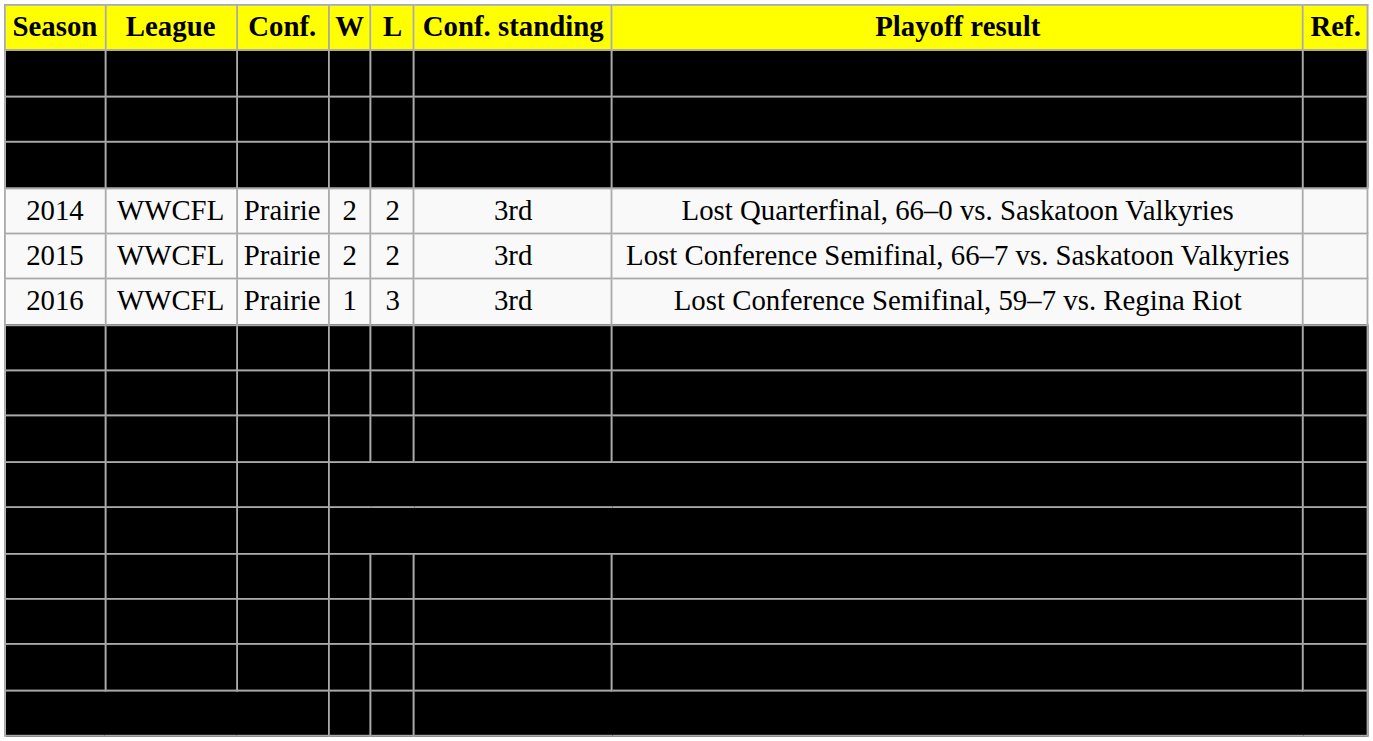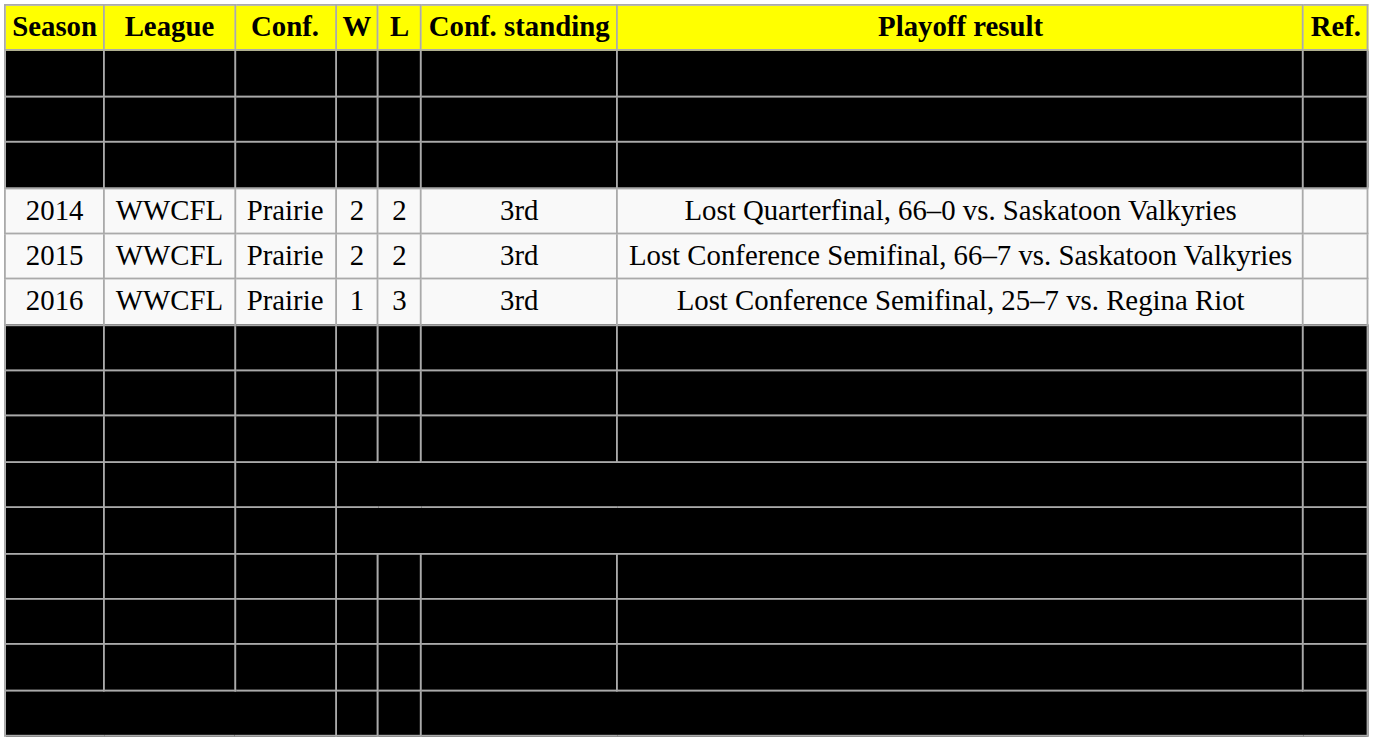(282, 73) normal -> (285, 73) bold
(958, 118) Lost Conference Semifinal, 25–7 vs. Regina Riot -> (961, 118) Lost Conference Semifinal, 59–7 vs. Regina Riot
(958, 164) Did not play -> (961, 164) Did not qualify
(958, 301) Lost Conference Semifinal, 59–7 vs. Regina Riot -> (961, 301) Lost Conference Semifinal, 25–7 vs. Regina Riot
(958, 666) Did not qualify -> (961, 666) Did not play
